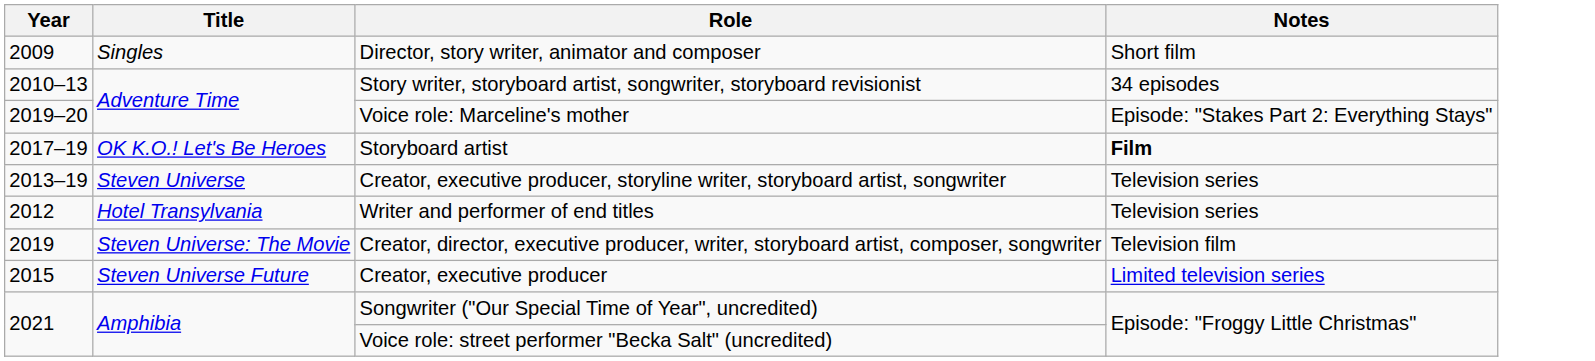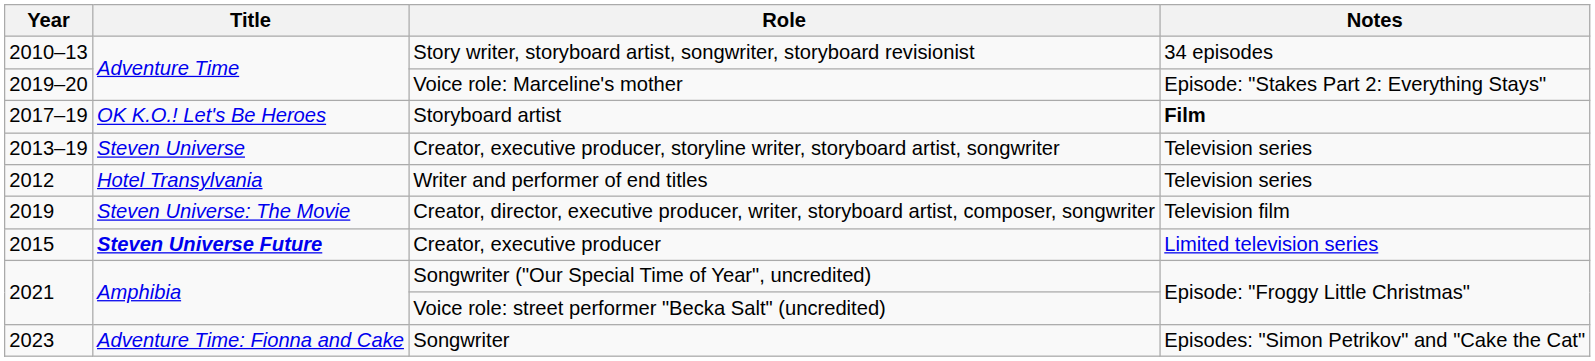- row: (560, 52)
(203, 276) normal -> (210, 244) bold
+ row: (461, 340)
